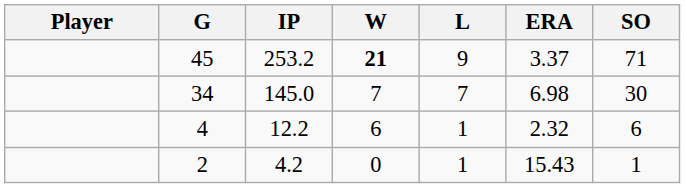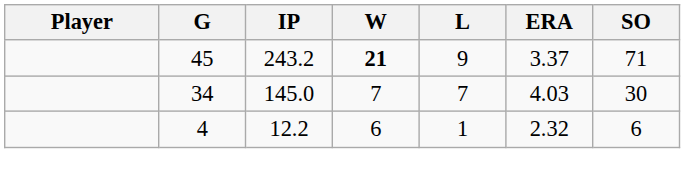(289, 57) 253.2 -> (289, 57) 243.2
(549, 93) 6.98 -> (549, 93) 4.03
- row: (202, 164)
